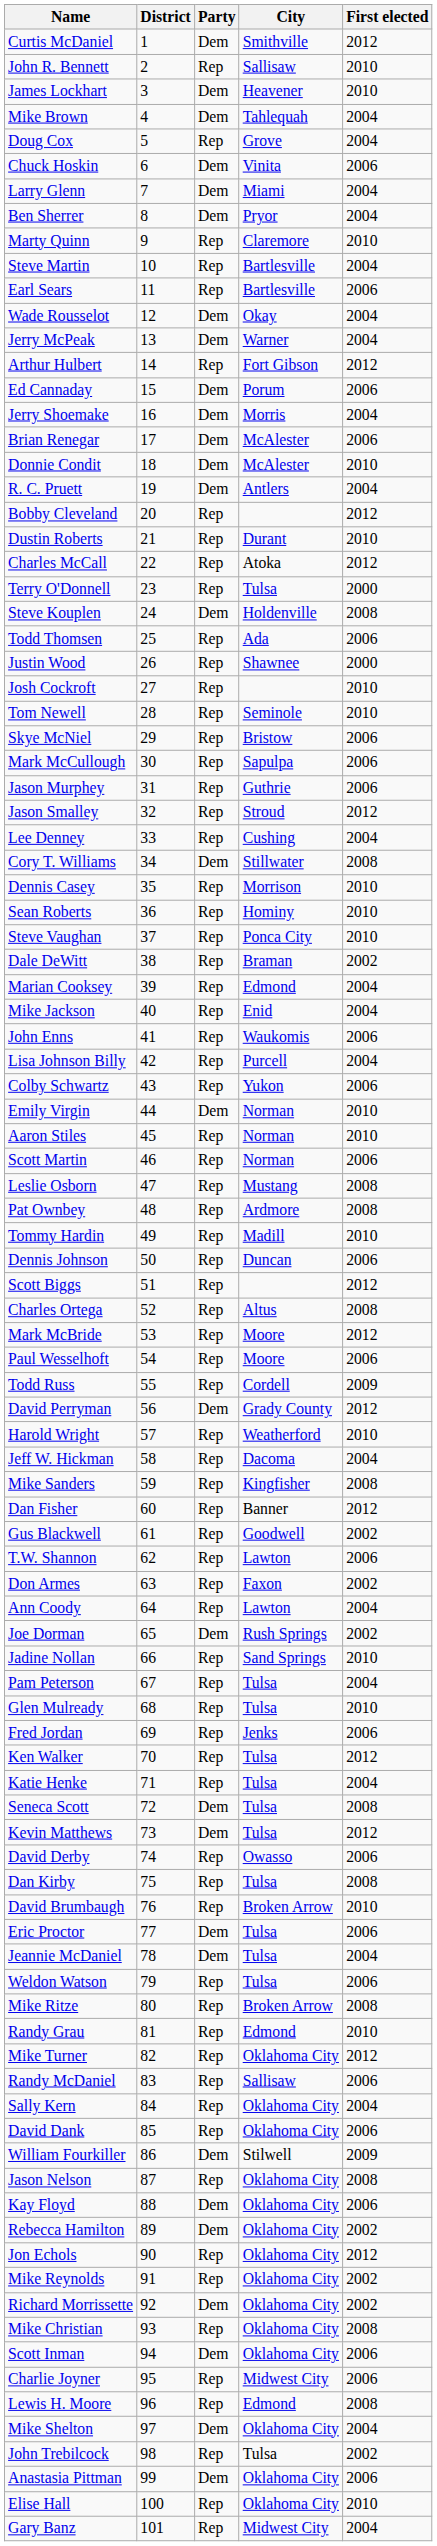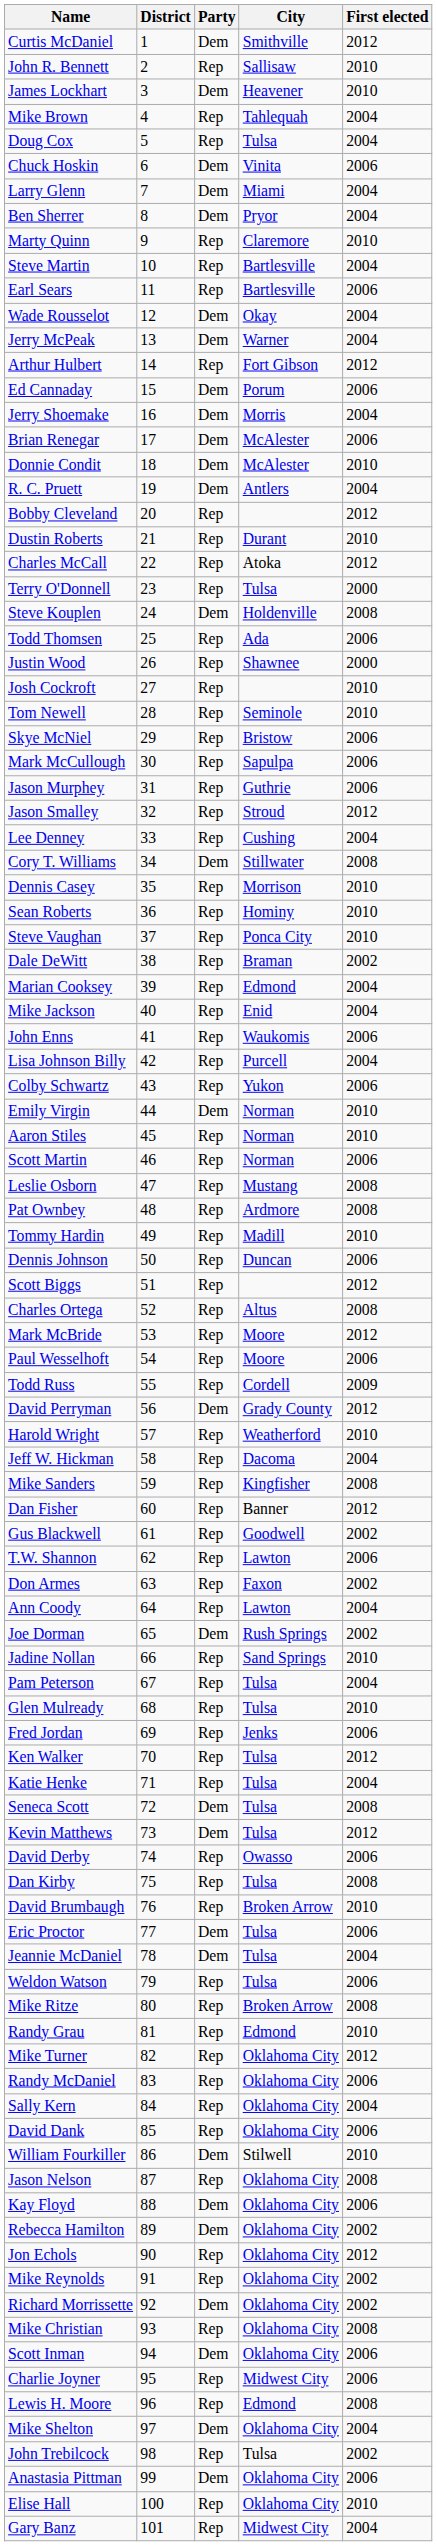(213, 116) Dem -> (211, 116) Rep
(262, 141) Grove -> (260, 141) Tulsa
(269, 2080) Sallisaw -> (291, 2080) Oklahoma City
(362, 2155) 2009 -> (362, 2155) 2010
